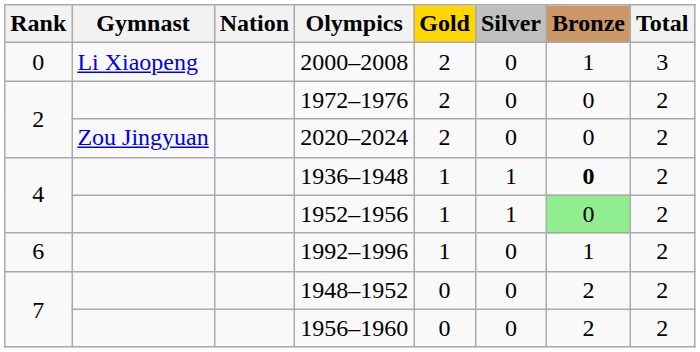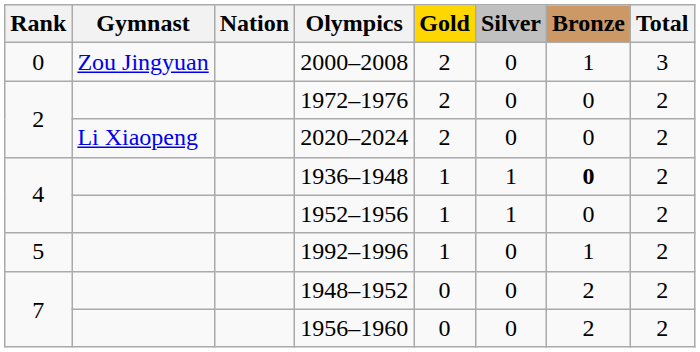(138, 61) Li Xiaopeng -> (143, 61) Zou Jingyuan
(143, 137) Zou Jingyuan -> (138, 137) Li Xiaopeng
(589, 213) lightgreen background -> (589, 213) no background
(38, 251) 6 -> (38, 251) 5
